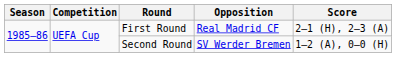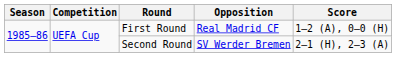(342, 28) 2–1 (H), 2–3 (A) -> (342, 28) 1–2 (A), 0–0 (H)
(342, 44) 1–2 (A), 0–0 (H) -> (342, 44) 2–1 (H), 2–3 (A)
